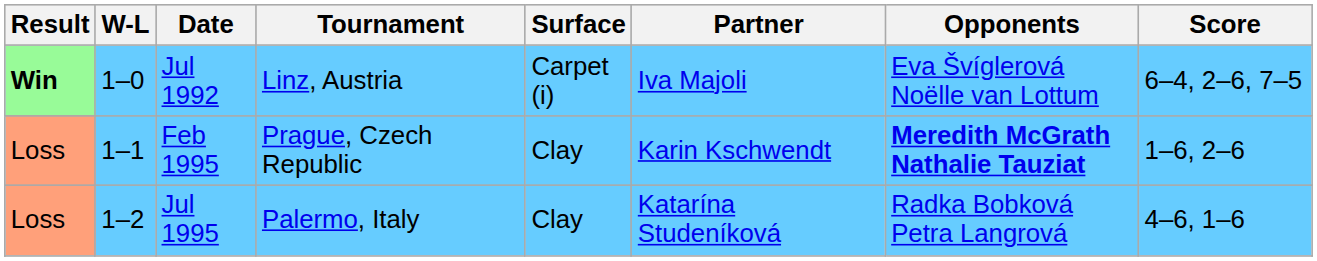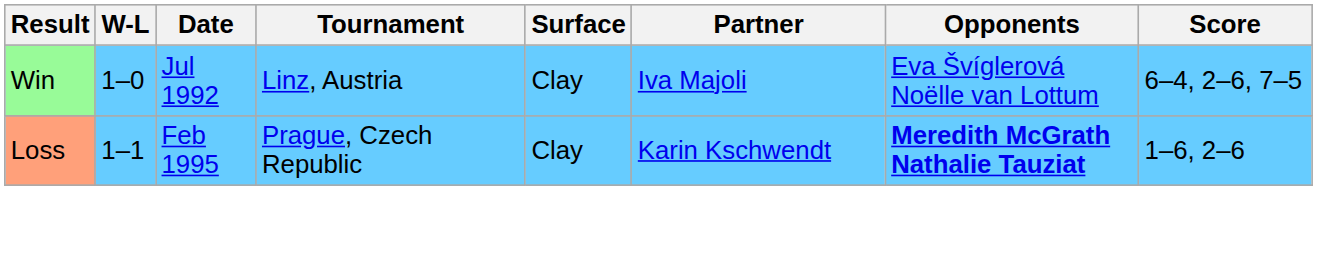(34, 80) bold -> (33, 80) normal
(570, 80) Carpet (i) -> (557, 80) Clay
- row: (190, 219)
